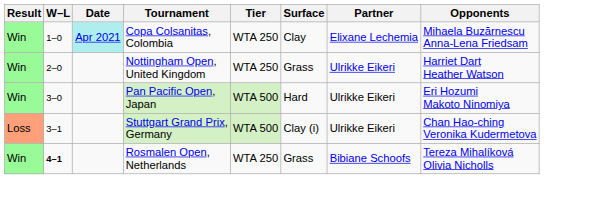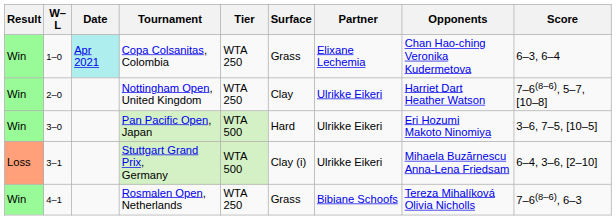+ column: (562, 19)
(295, 37) Clay -> (286, 56) Grass
(476, 37) Mihaela Buzărnescu Anna-Lena Friedsam -> (445, 56) Chan Hao-ching Veronika Kudermetova
(298, 67) Grass -> (282, 94) Clay
(480, 128) Chan Hao-ching Veronika Kudermetova -> (457, 163) Mihaela Buzărnescu Anna-Lena Friedsam
(54, 158) bold -> (54, 200) normal
